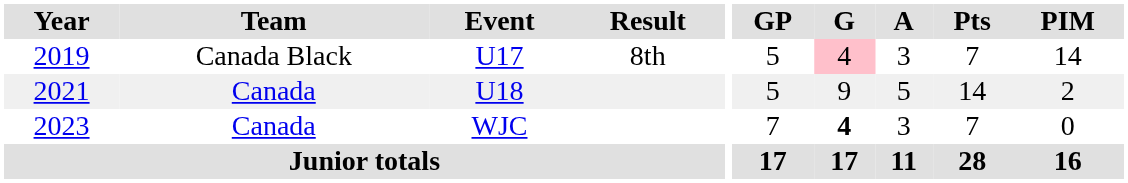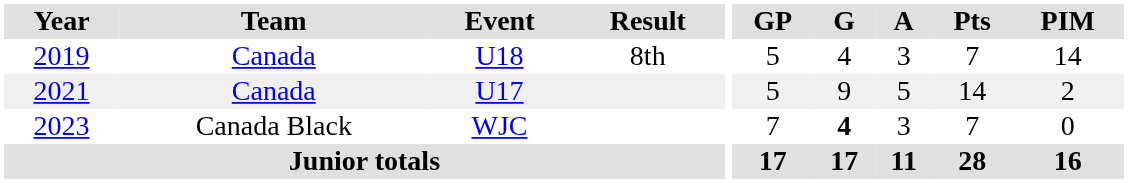(274, 56) Canada Black -> (274, 56) Canada
(499, 56) U17 -> (499, 56) U18
(844, 56) pink background -> (844, 56) no background
(499, 91) U18 -> (499, 91) U17
(274, 126) Canada -> (274, 126) Canada Black
